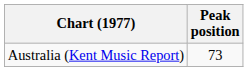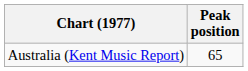(215, 54) 73 -> (215, 54) 65
